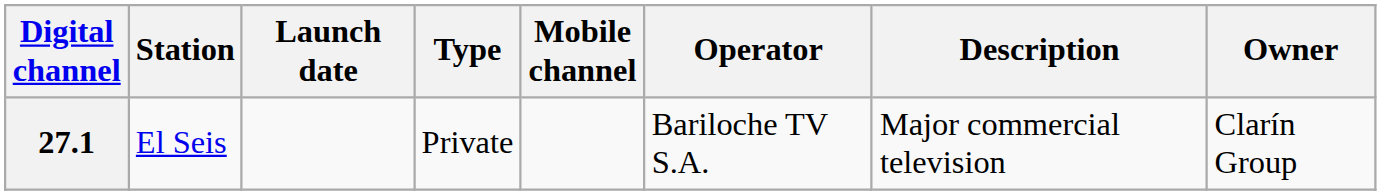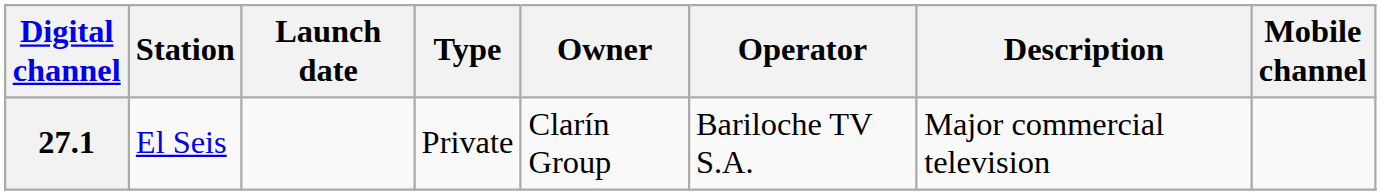columns swapped: (1291, 50) <-> (583, 50)
